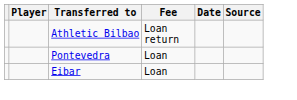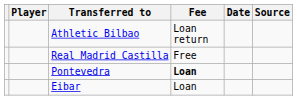+ row: (110, 55)
(156, 55) normal -> (185, 71) bold
